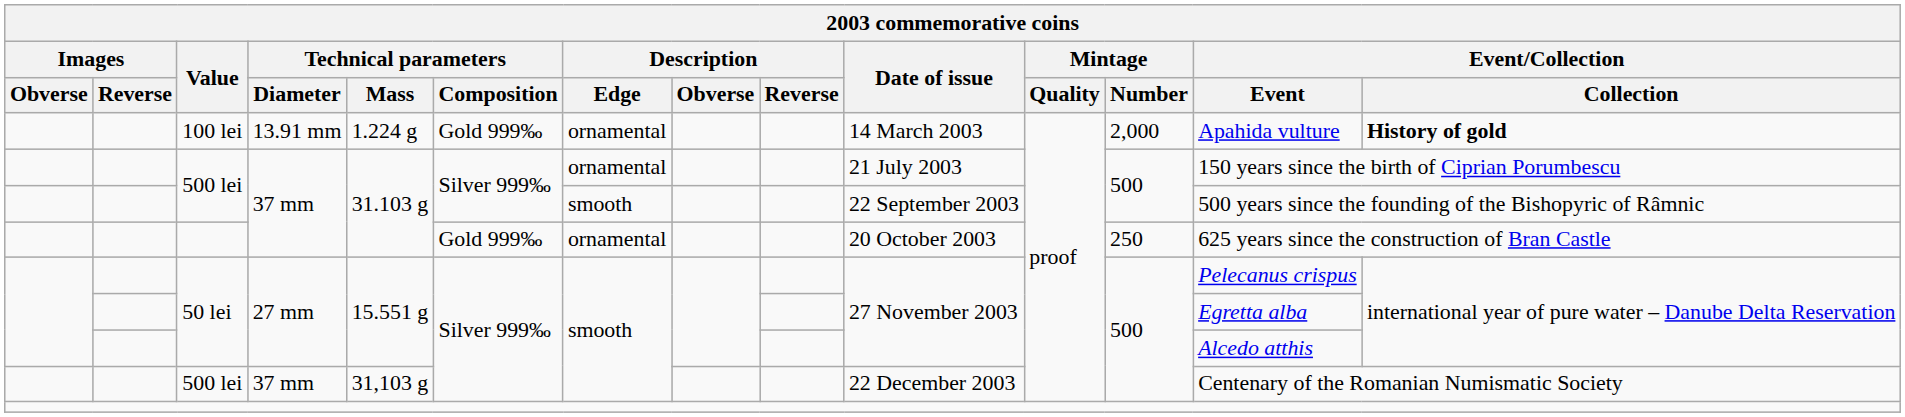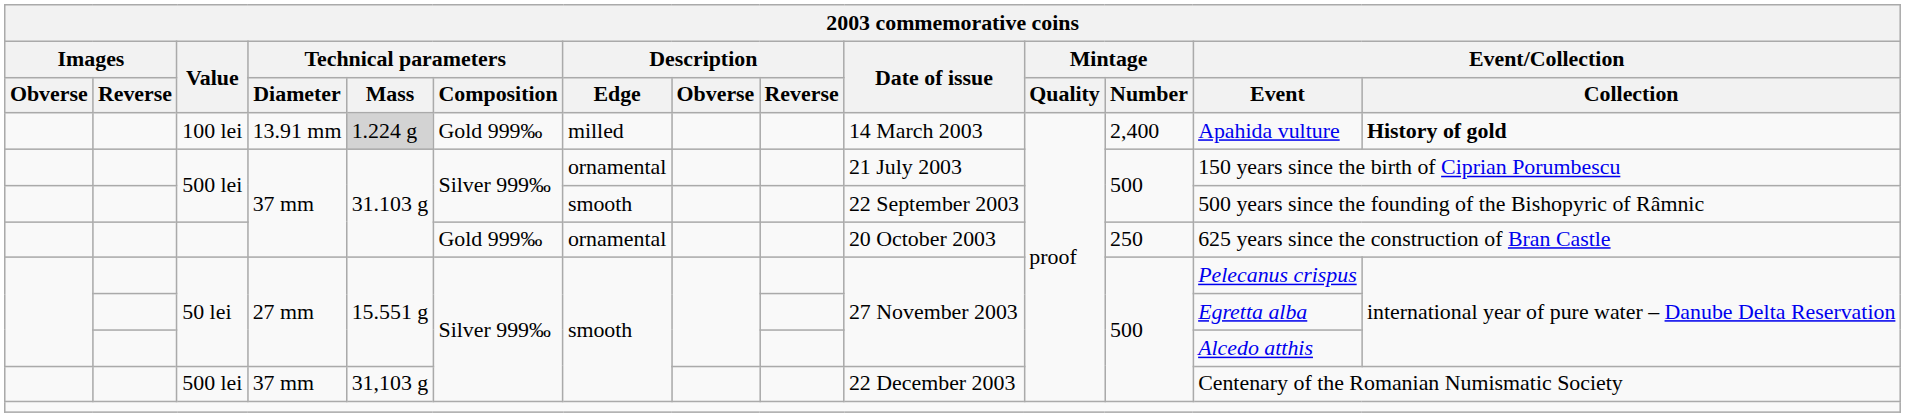(384, 131) no background -> (384, 131) lightgrey background
(617, 131) ornamental -> (596, 131) milled
(1135, 131) 2,000 -> (1135, 131) 2,400
